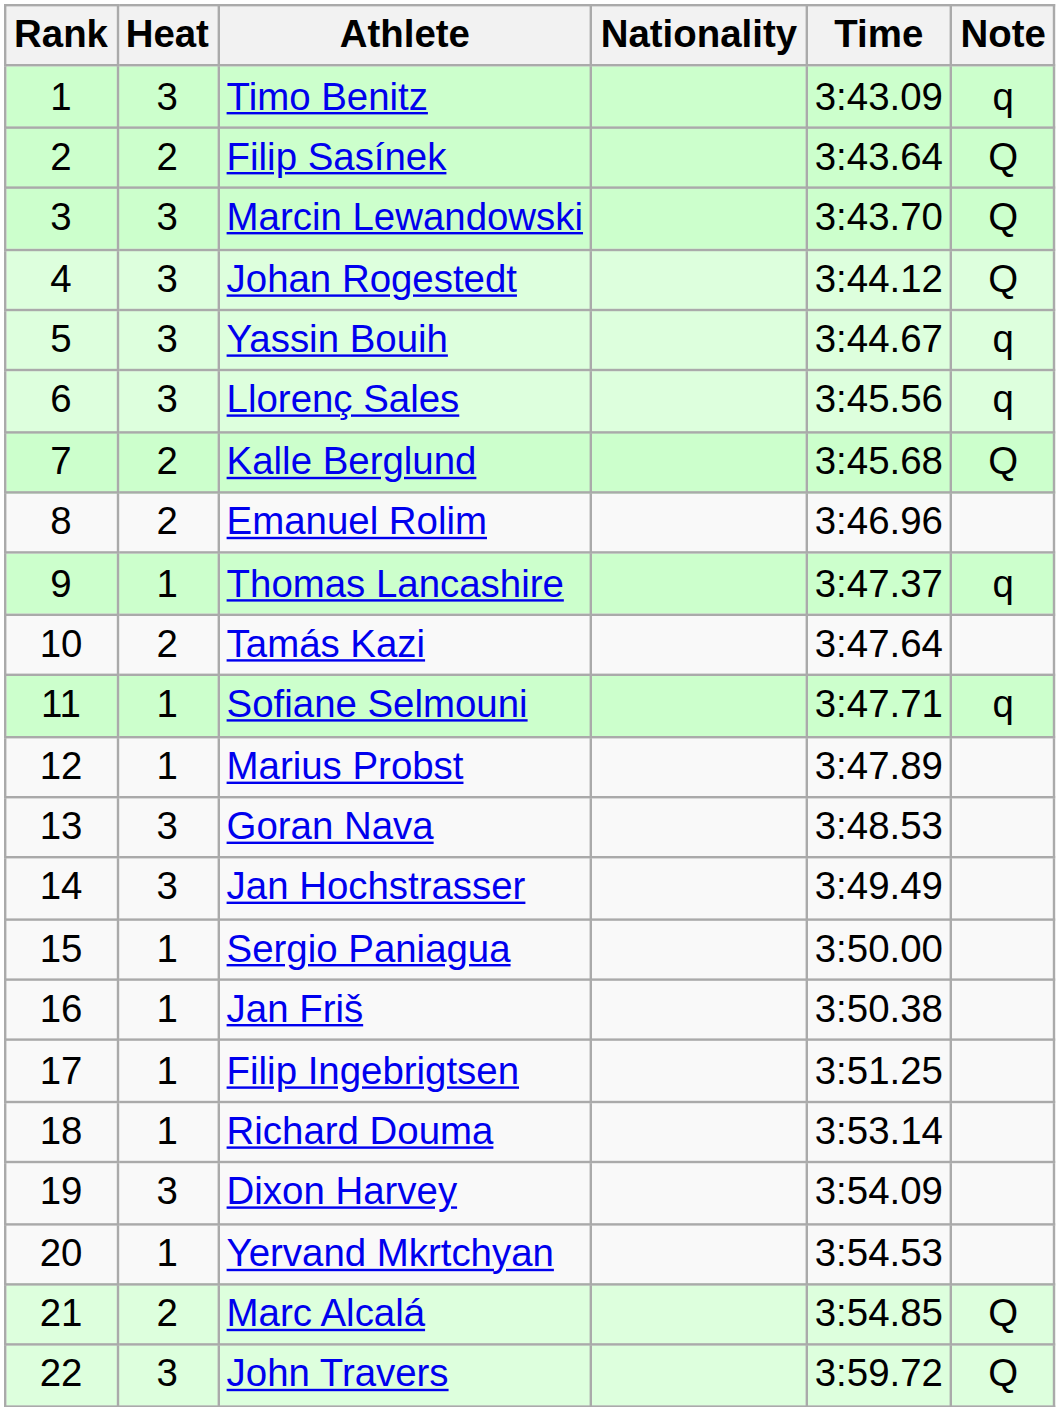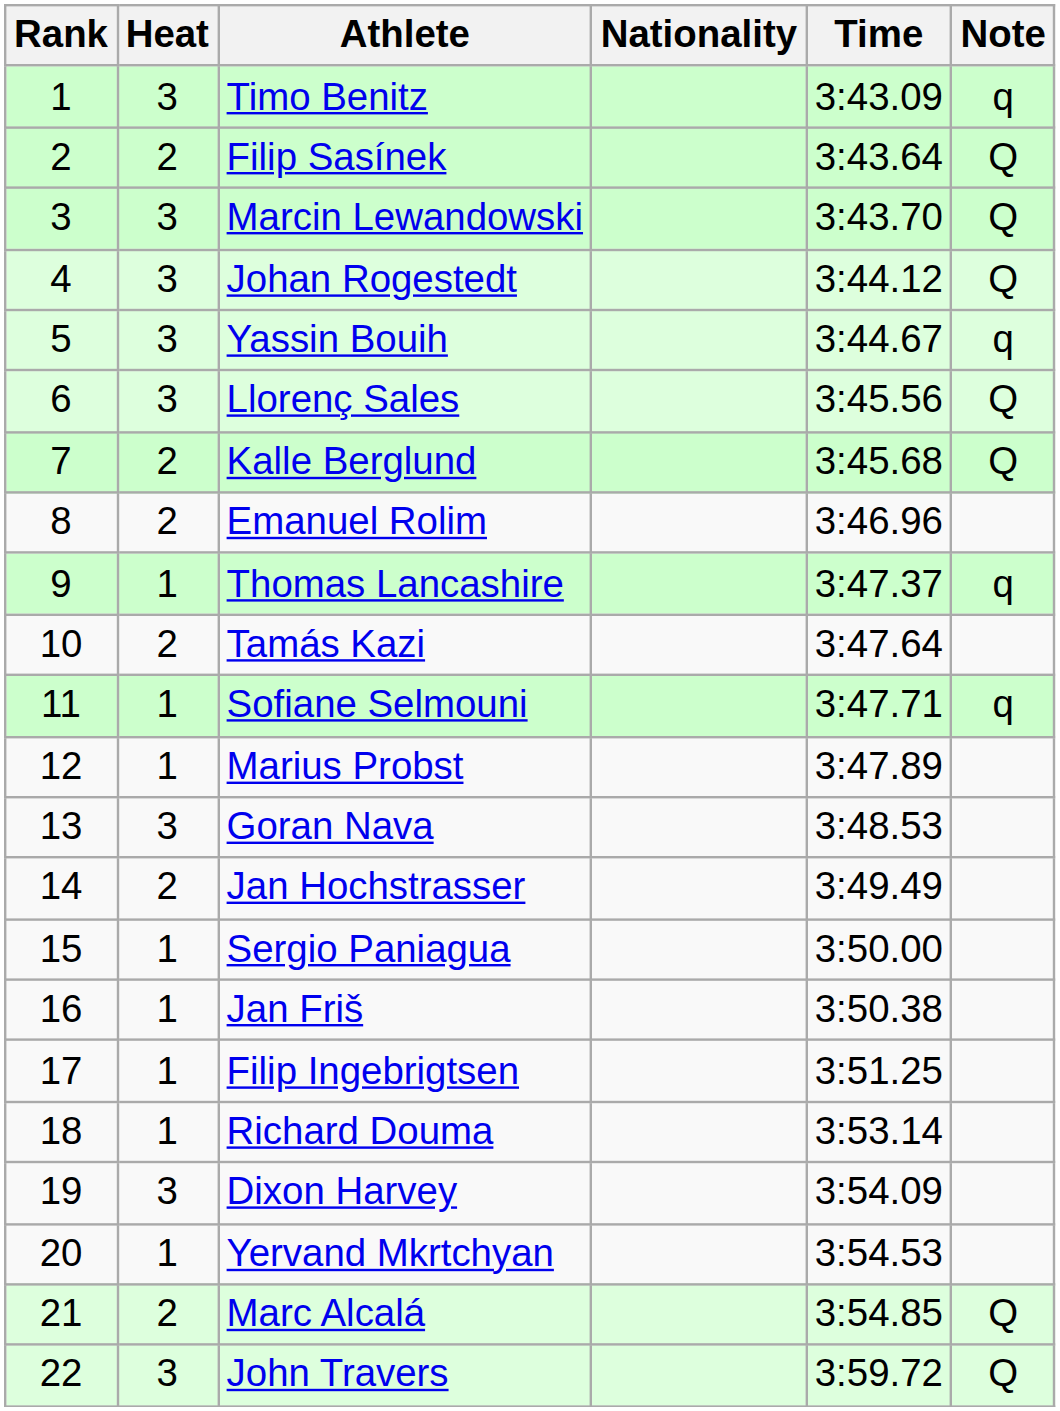(1003, 400) q -> (1003, 400) Q
(167, 887) 3 -> (167, 887) 2
